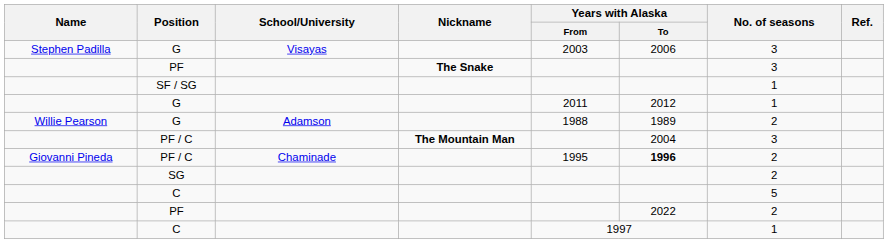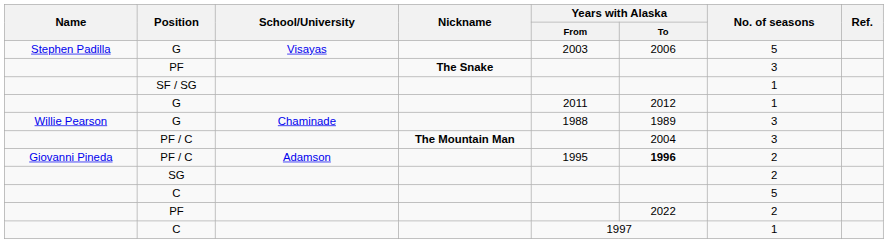(774, 49) 3 -> (774, 49) 5
(307, 121) Adamson -> (307, 121) Chaminade
(774, 121) 2 -> (774, 121) 3
(307, 157) Chaminade -> (307, 157) Adamson
